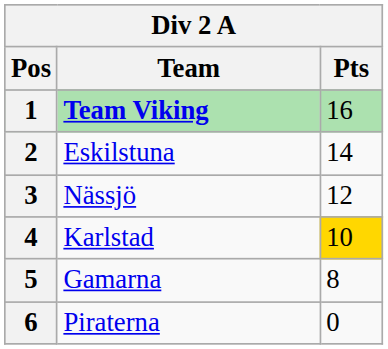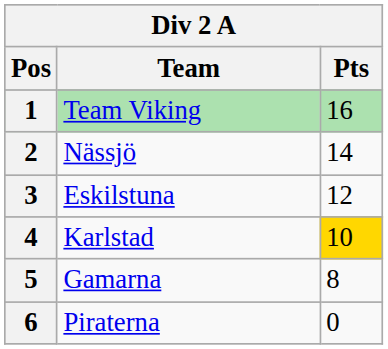(136, 110) bold -> (132, 110) normal
(119, 152) Eskilstuna -> (100, 152) Nässjö
(100, 195) Nässjö -> (119, 195) Eskilstuna
